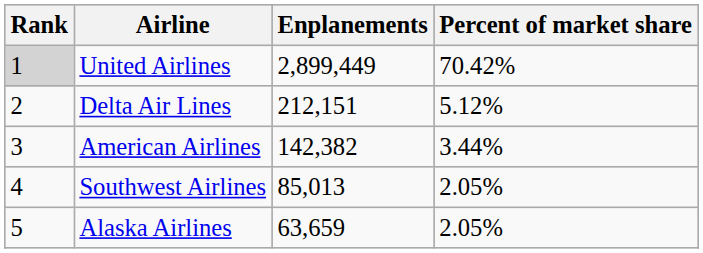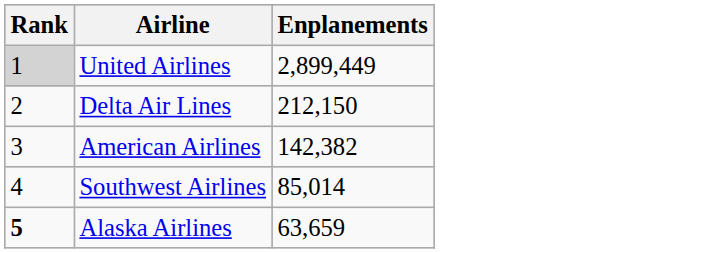- column: (566, 24)
(317, 106) 212,151 -> (317, 106) 212,150
(311, 187) 85,013 -> (311, 187) 85,014
(17, 227) normal -> (17, 227) bold
